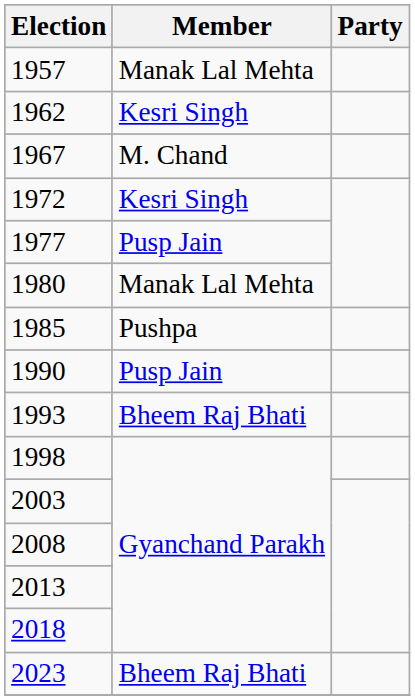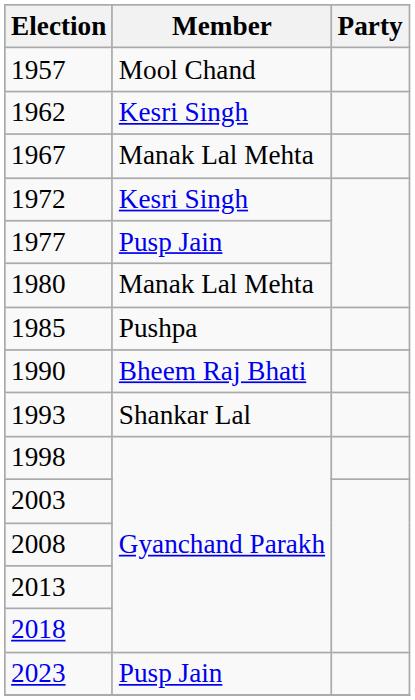(216, 69) Manak Lal Mehta -> (187, 69) Mool Chand
(173, 155) M. Chand -> (216, 155) Manak Lal Mehta
(171, 371) Pusp Jain -> (213, 371) Bheem Raj Bhati
(213, 414) Bheem Raj Bhati -> (185, 414) Shankar Lal
(213, 673) Bheem Raj Bhati -> (171, 673) Pusp Jain
